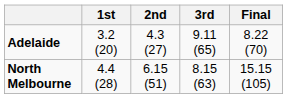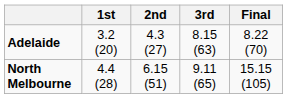(205, 42) 9.11 (65) -> (205, 42) 8.15 (63)
(205, 76) 8.15 (63) -> (205, 76) 9.11 (65)
